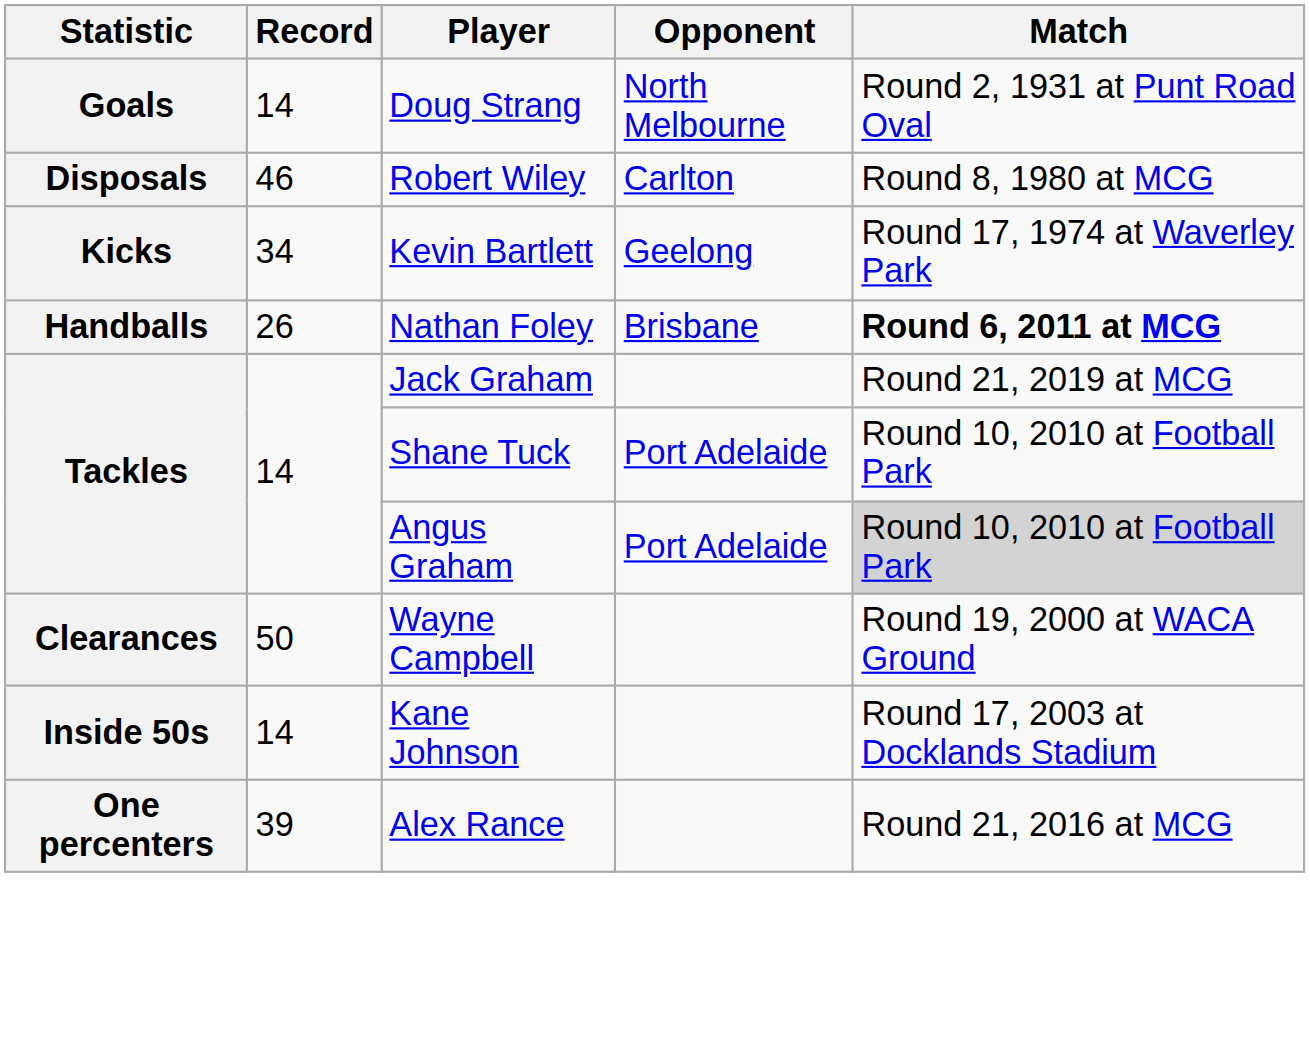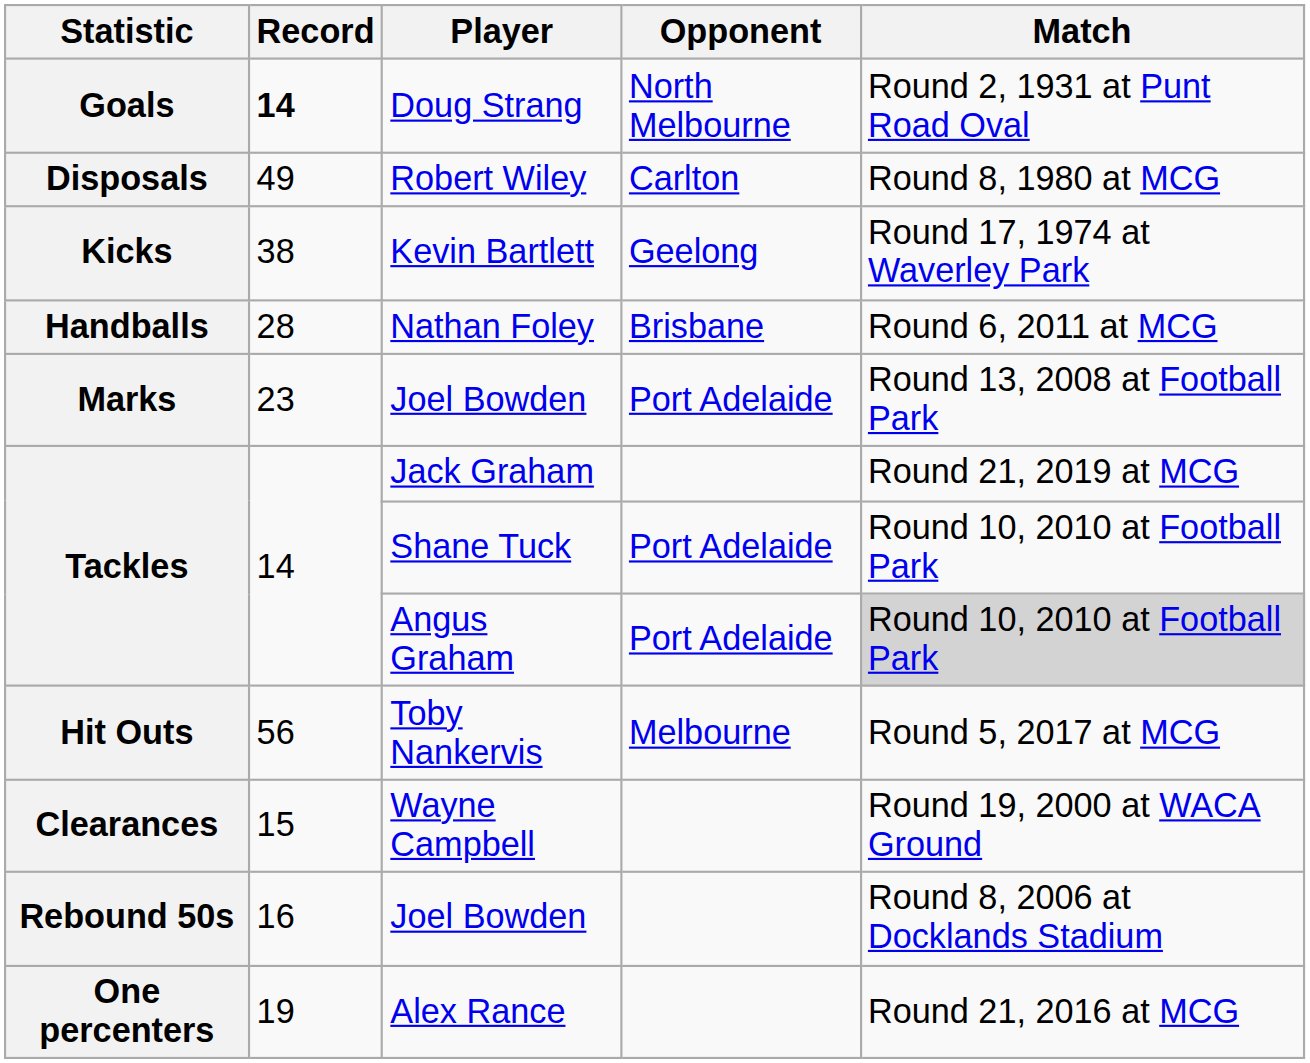(275, 105) normal -> (276, 105) bold
(275, 178) 46 -> (276, 178) 49
(275, 252) 34 -> (276, 252) 38
(275, 325) 26 -> (276, 325) 28
(1041, 325) bold -> (1043, 325) normal
+ row: (127, 399)
+ row: (127, 732)
(275, 639) 50 -> (276, 825) 15
- row: (126, 732)
+ row: (127, 917)
(275, 825) 39 -> (276, 1010) 19
